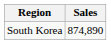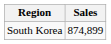(85, 30) 874,890 -> (85, 30) 874,899
